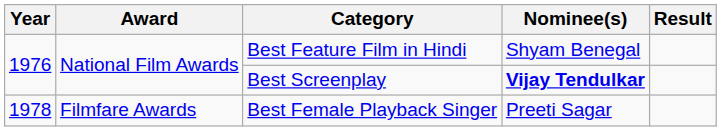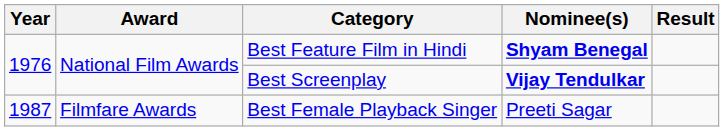(573, 49) normal -> (577, 49) bold
(30, 110) 1978 -> (30, 110) 1987
